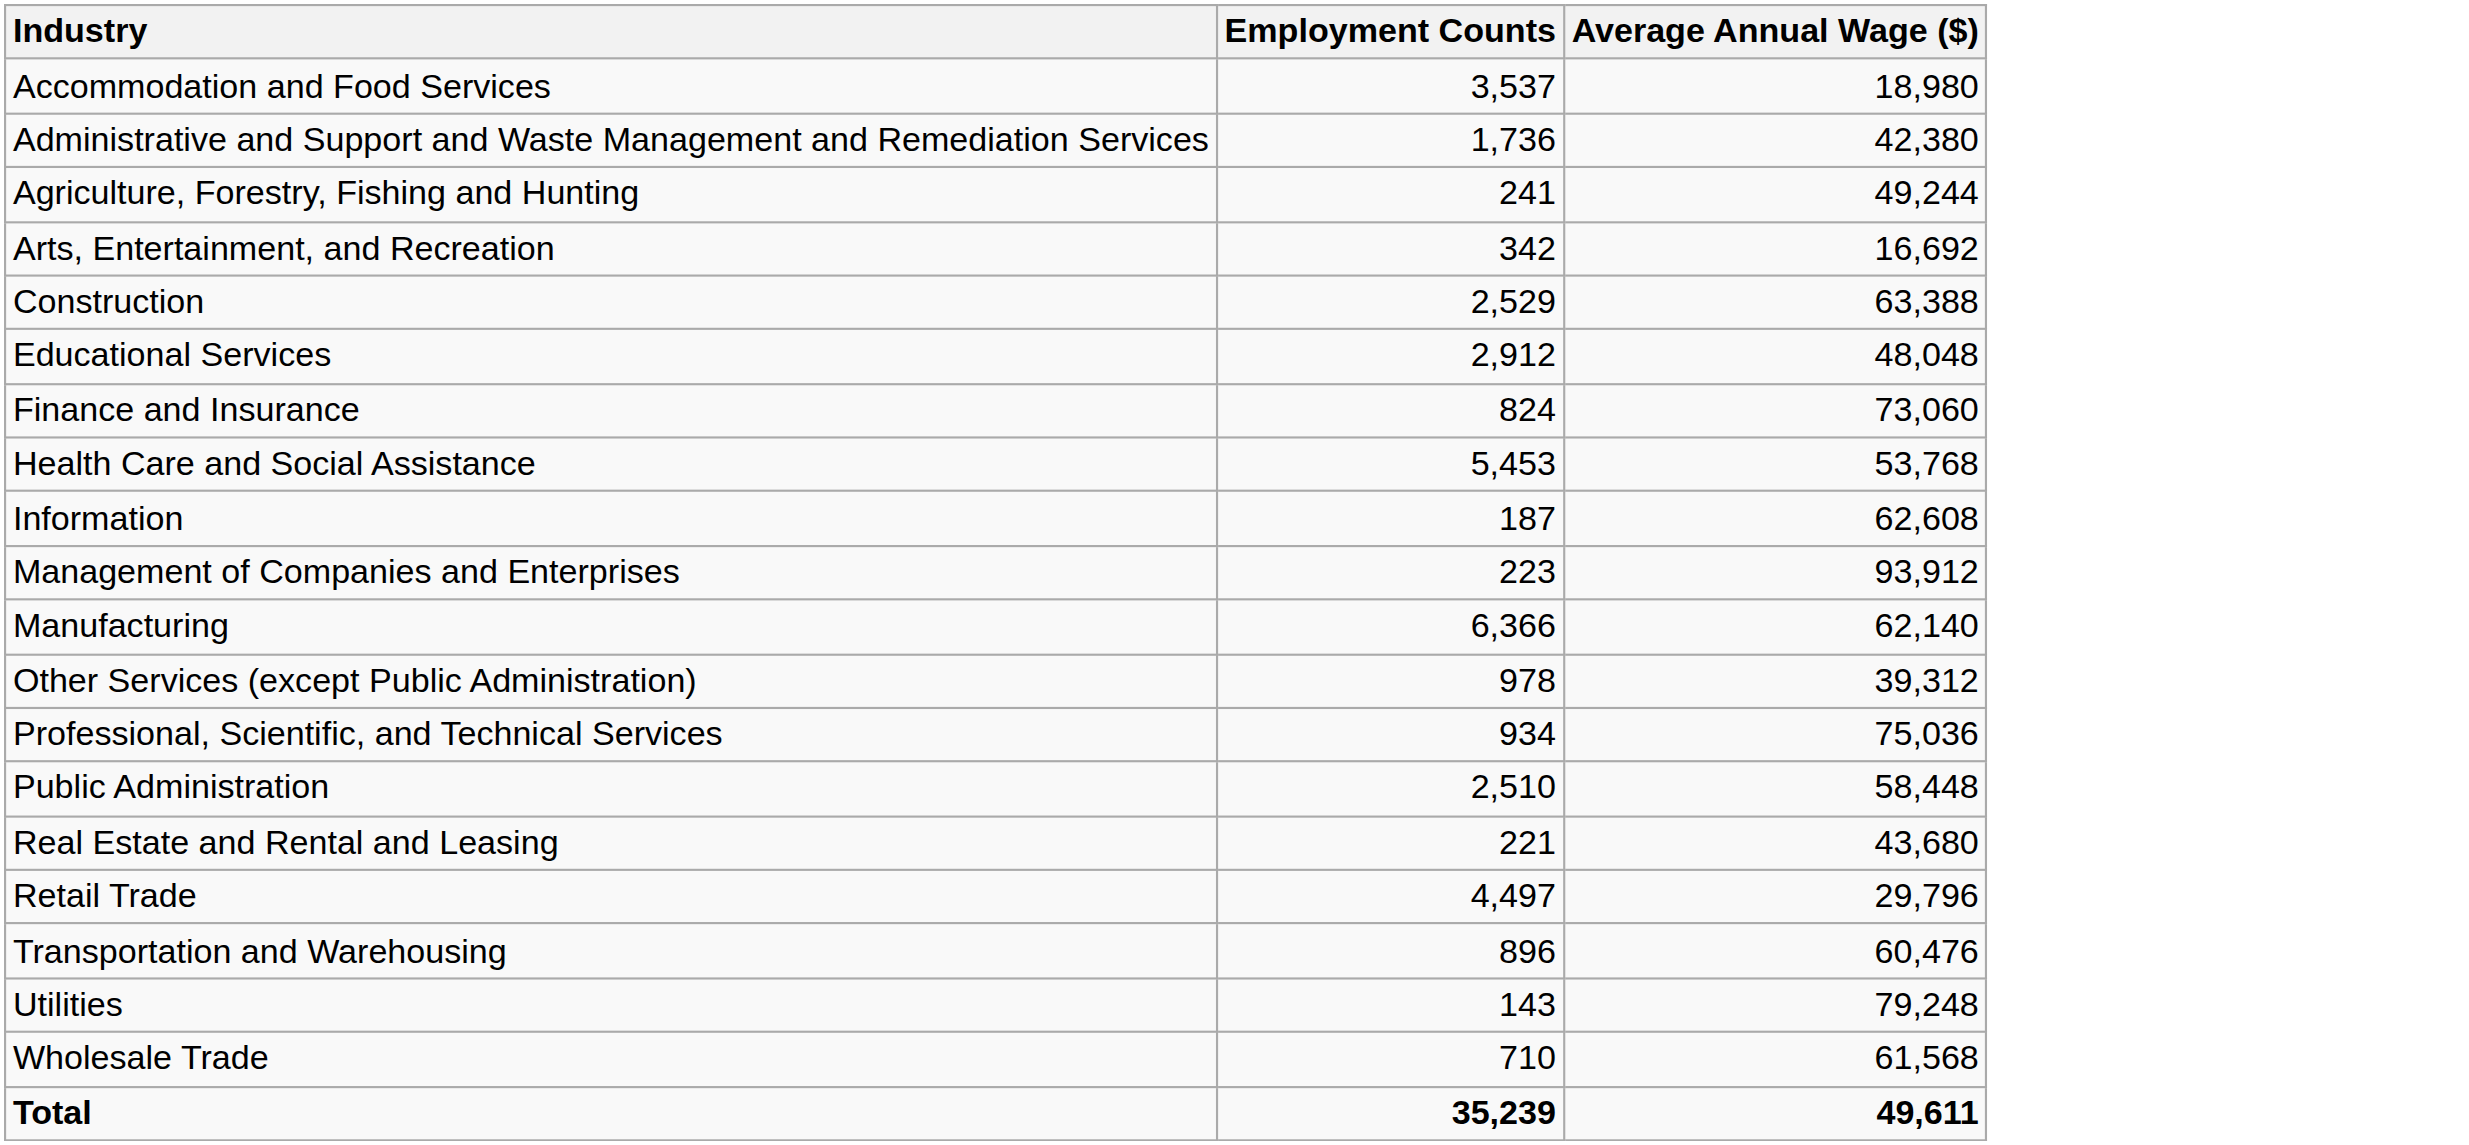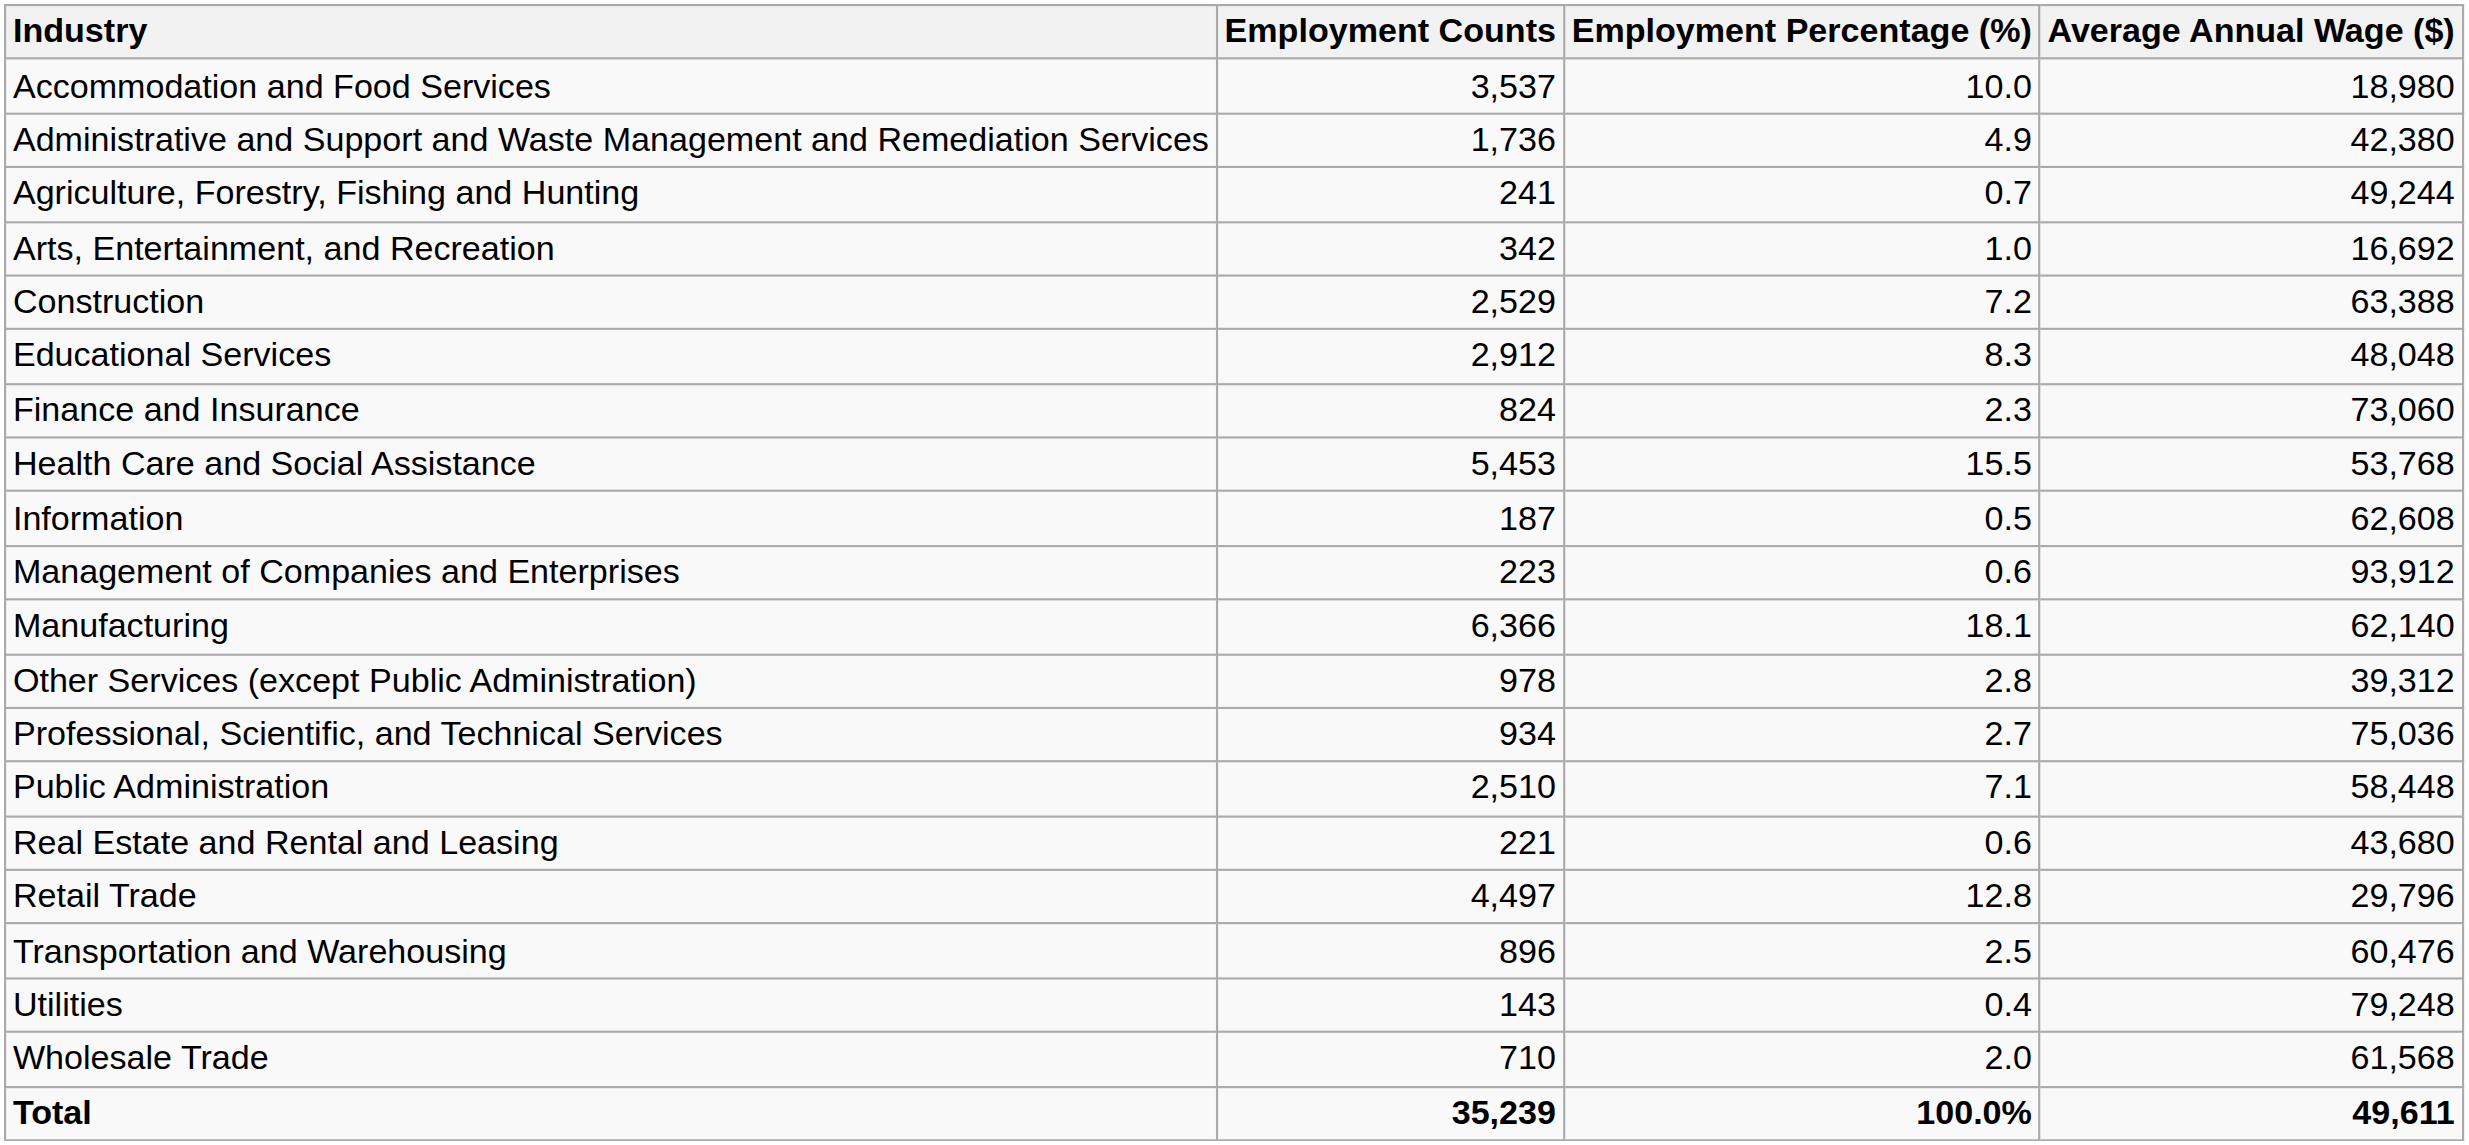+ column: (1802, 31)
